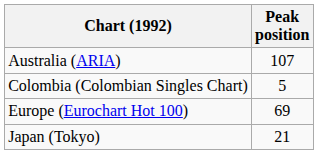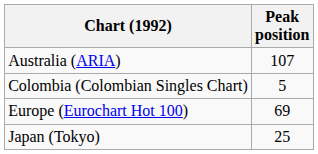(282, 136) 21 -> (282, 136) 25
